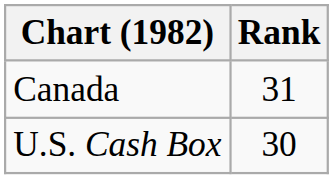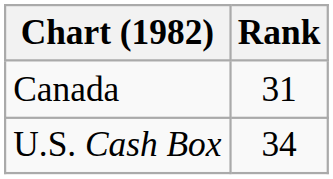(279, 144) 30 -> (279, 144) 34
